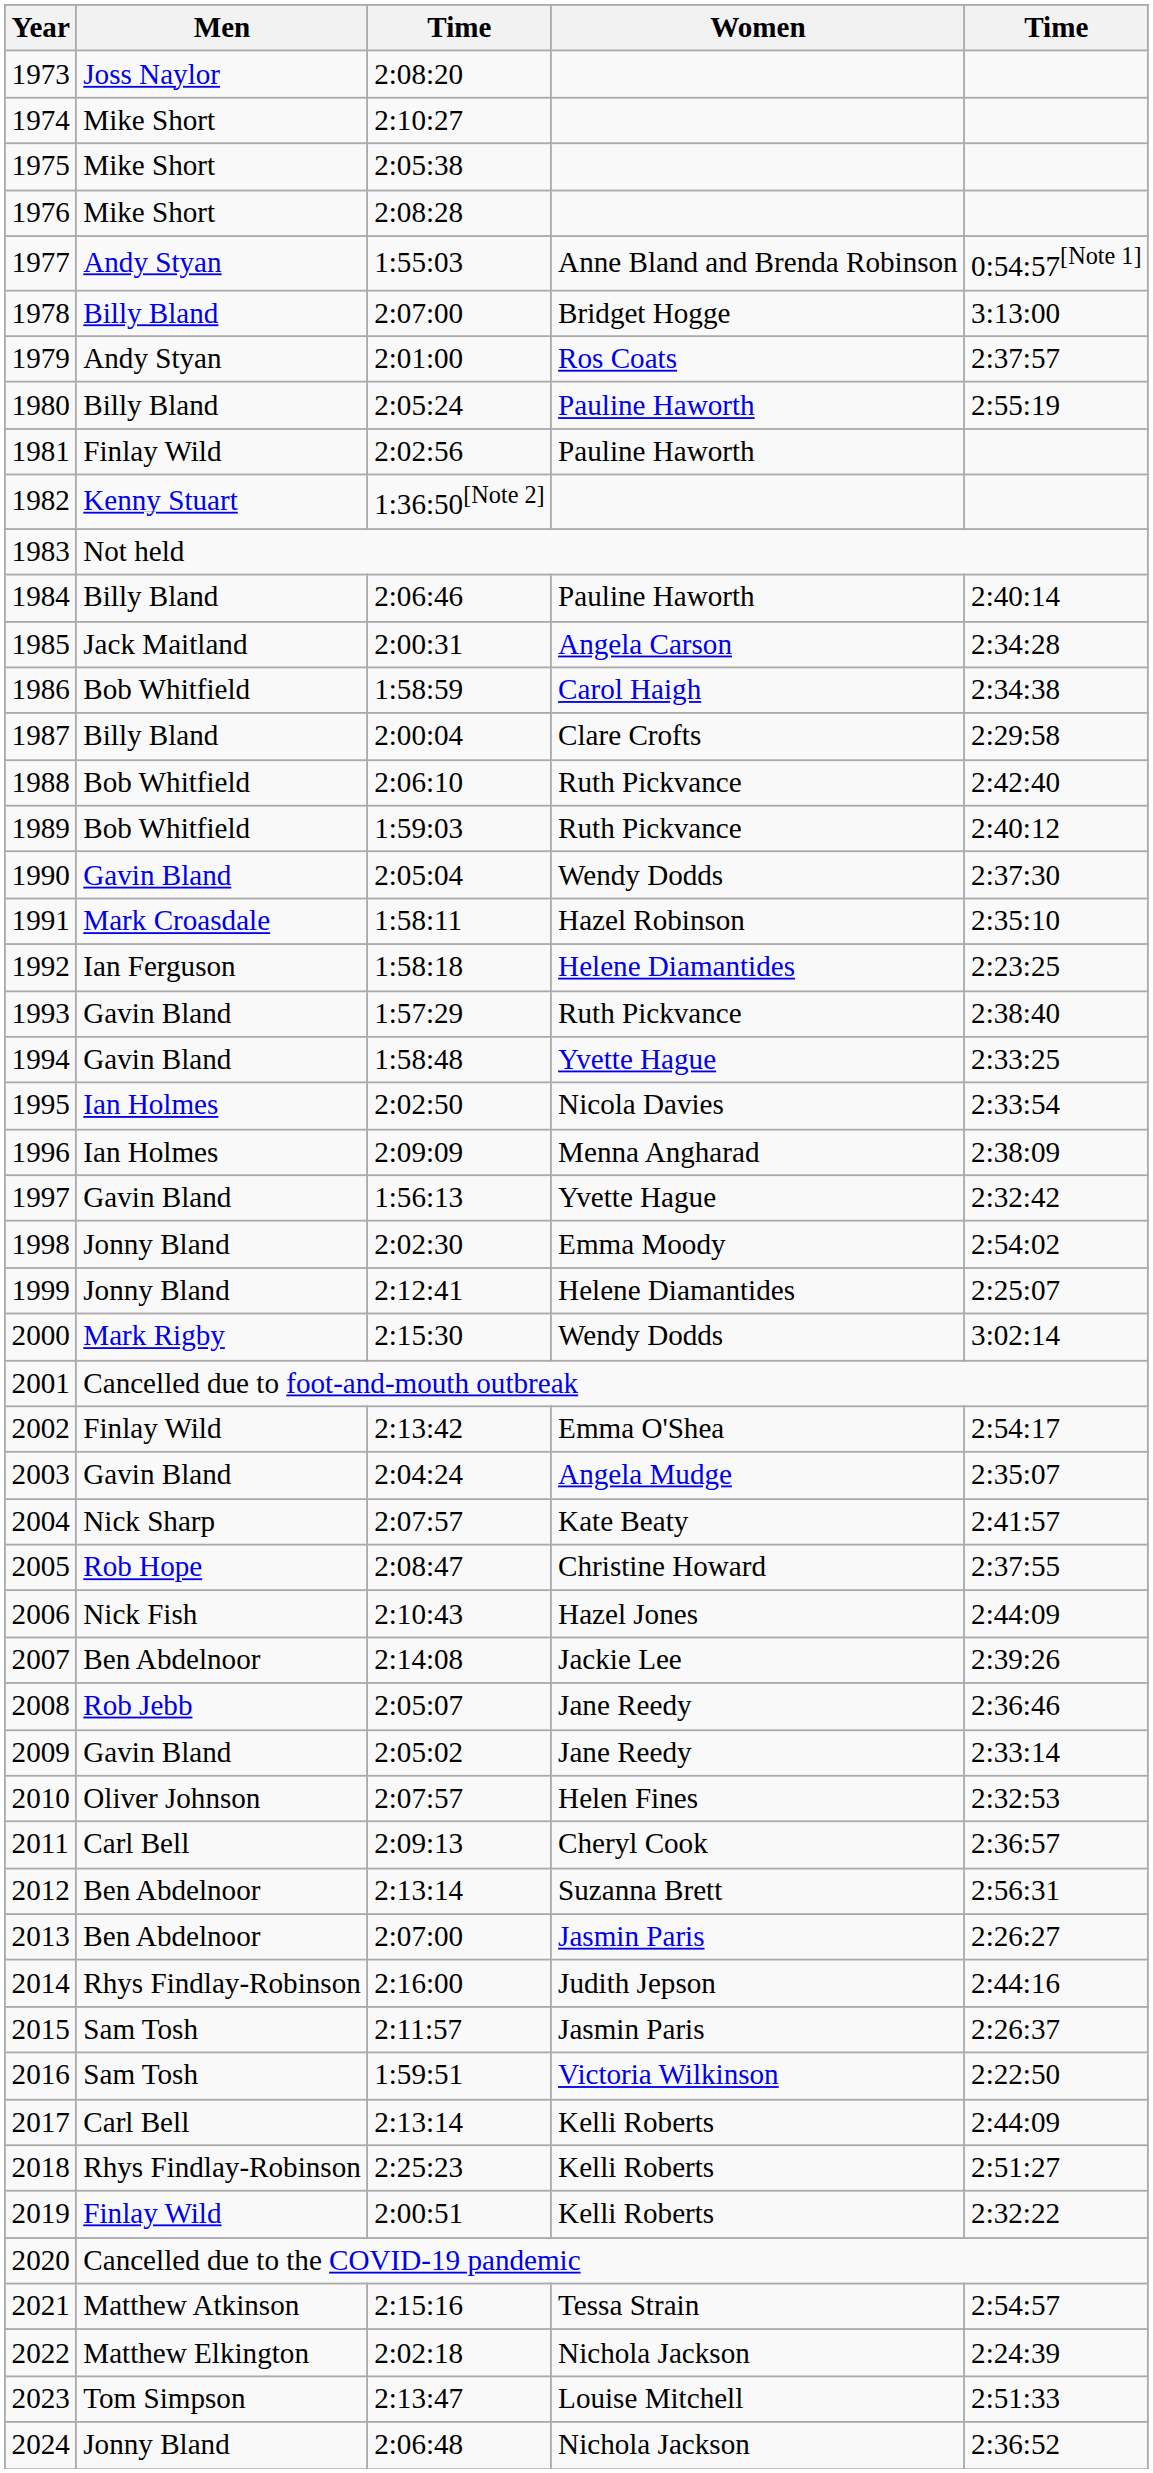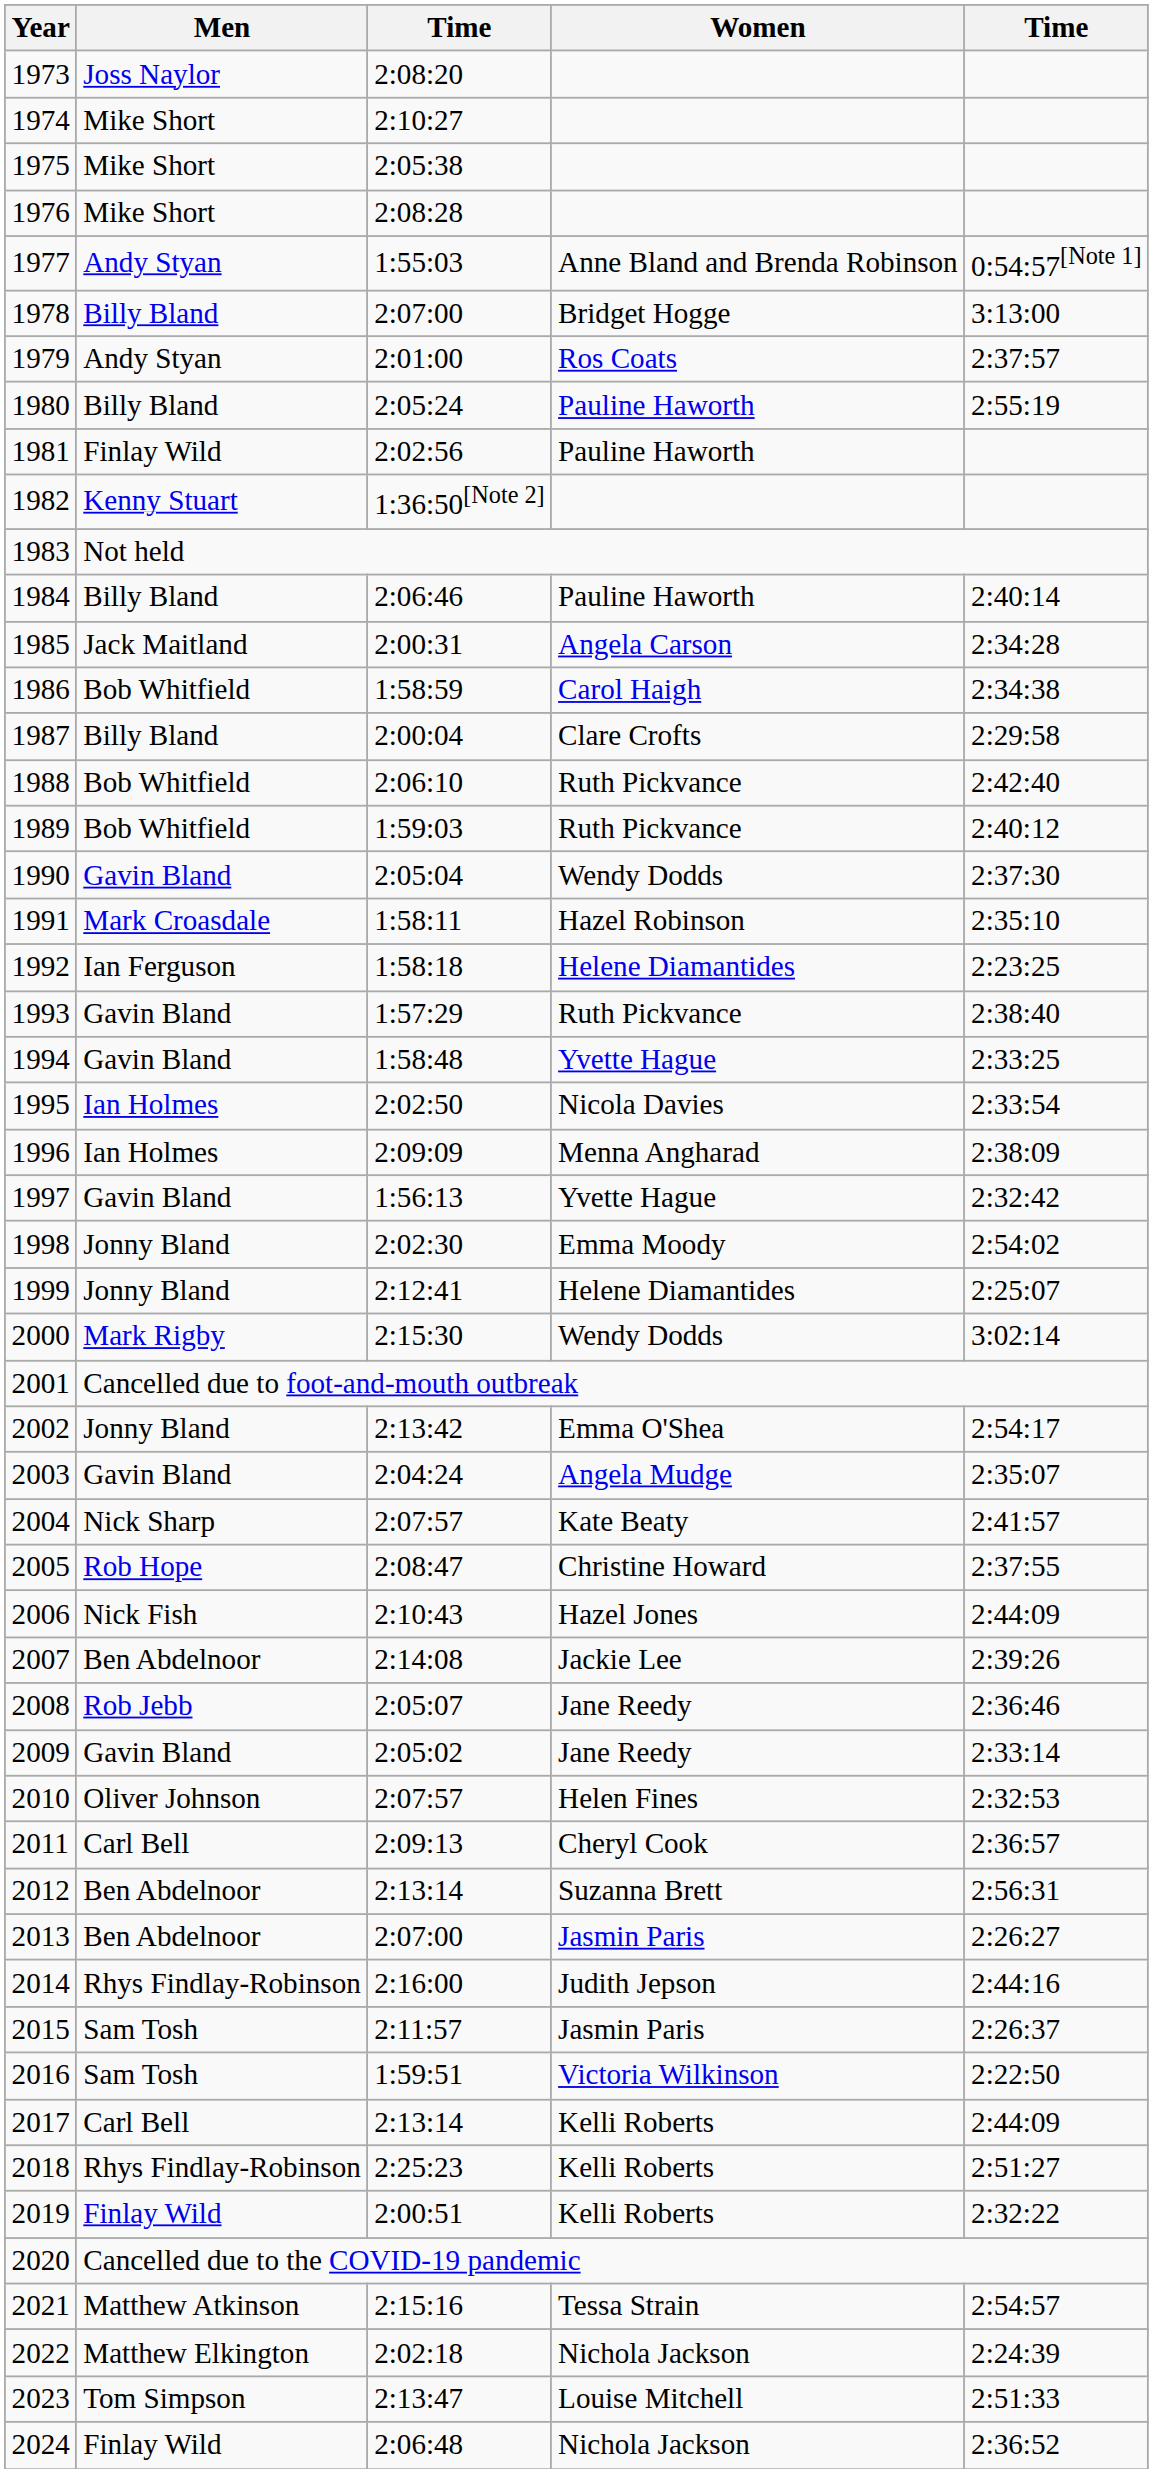(152, 1428) Finlay Wild -> (156, 1428) Jonny Bland
(156, 2444) Jonny Bland -> (152, 2444) Finlay Wild
